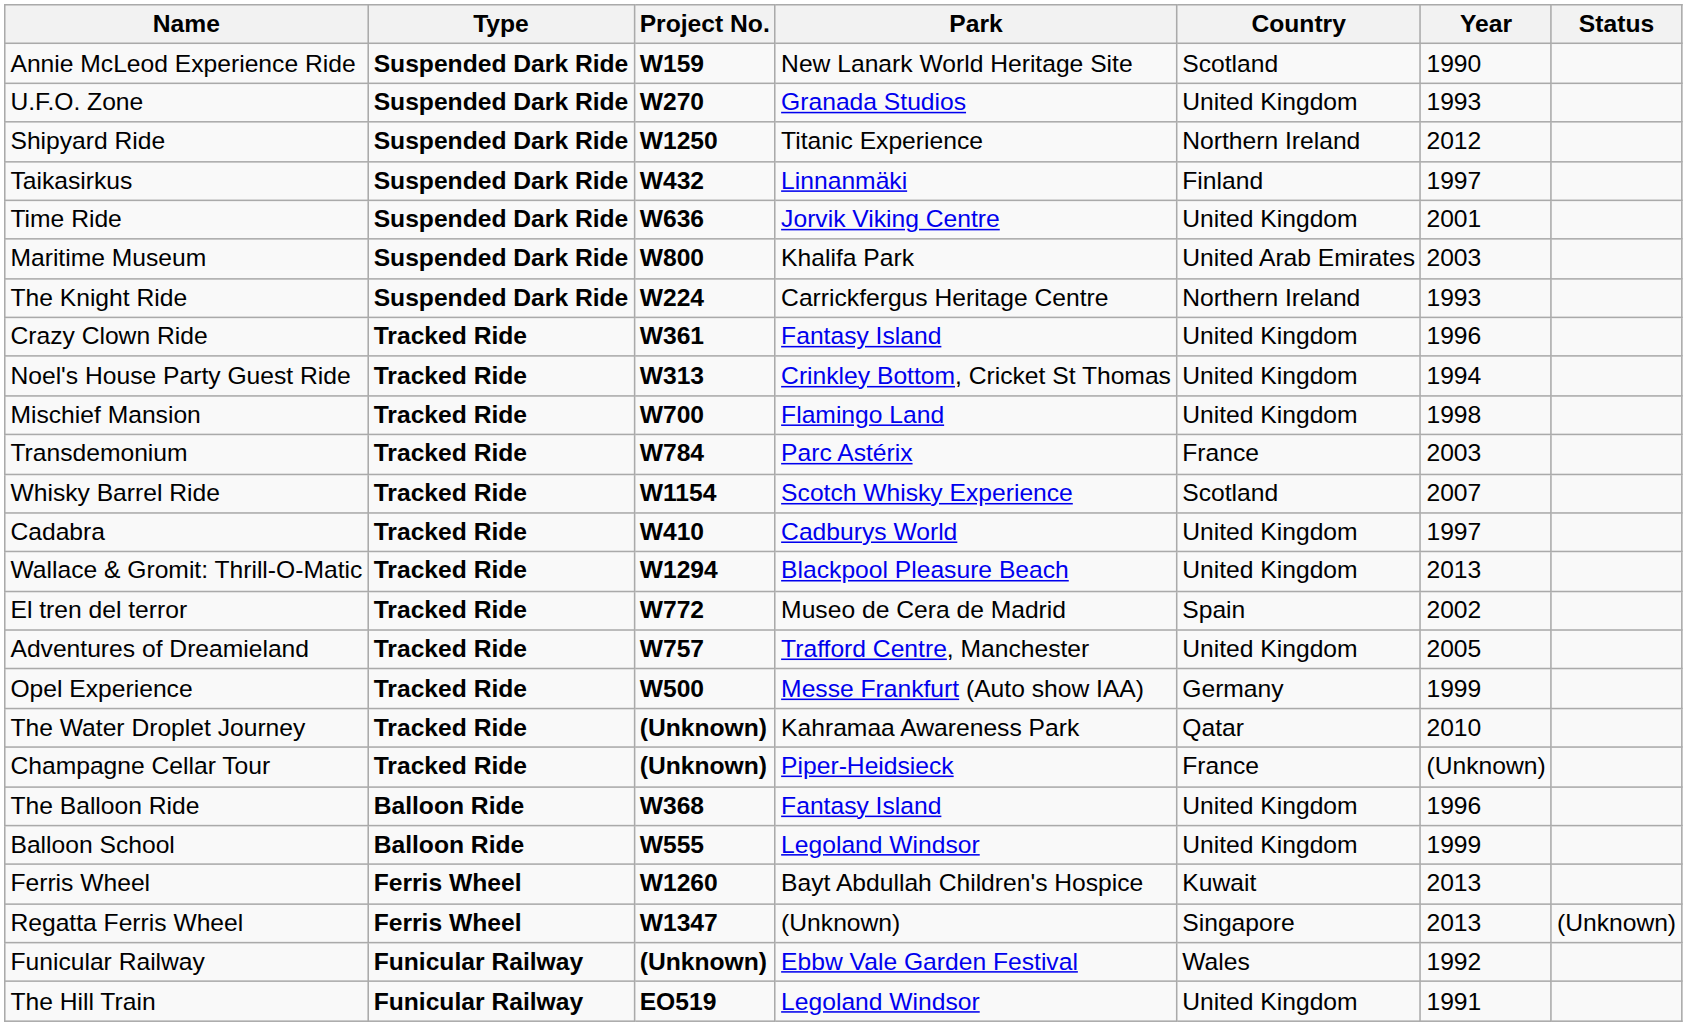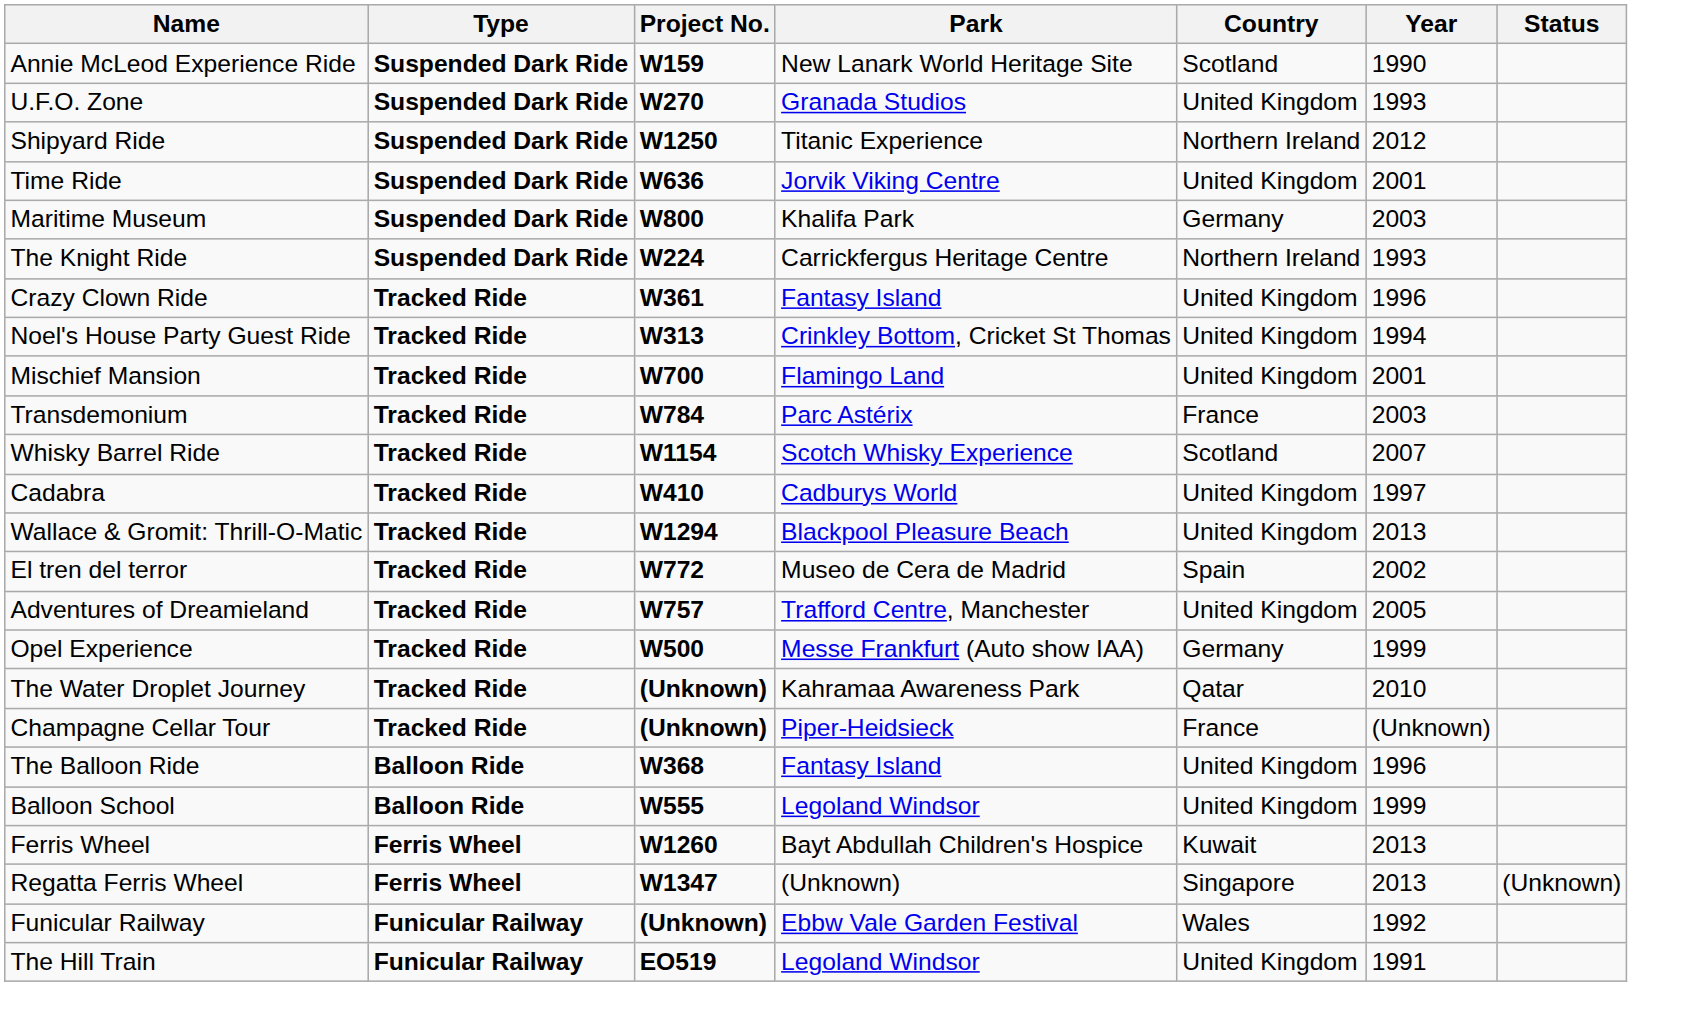- row: (71, 180)
(1299, 258) United Arab Emirates -> (1233, 219) Germany
(1454, 414) 1998 -> (1399, 375) 2001
